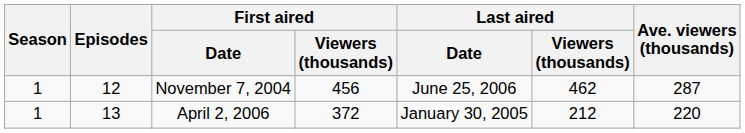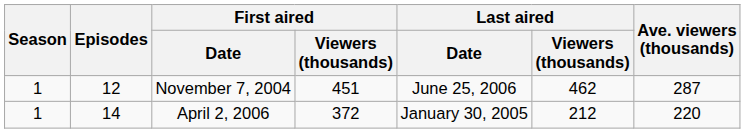(346, 88) 456 -> (346, 88) 451
(111, 114) 13 -> (111, 114) 14
